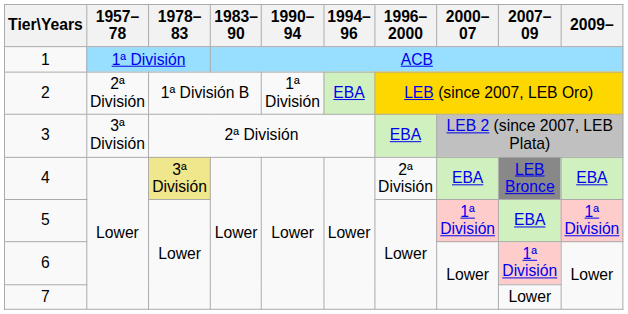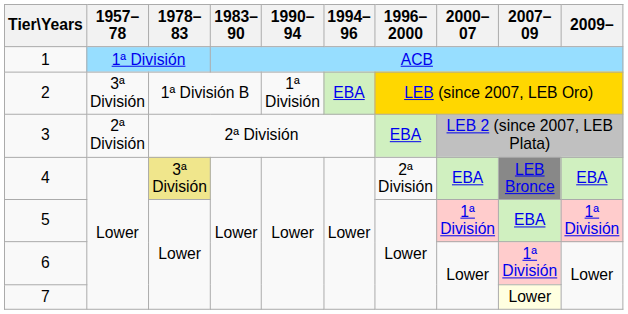(117, 93) 2ª División -> (117, 93) 3ª División
(117, 135) 3ª División -> (117, 135) 2ª División
(530, 296) no background -> (530, 296) lightyellow background
